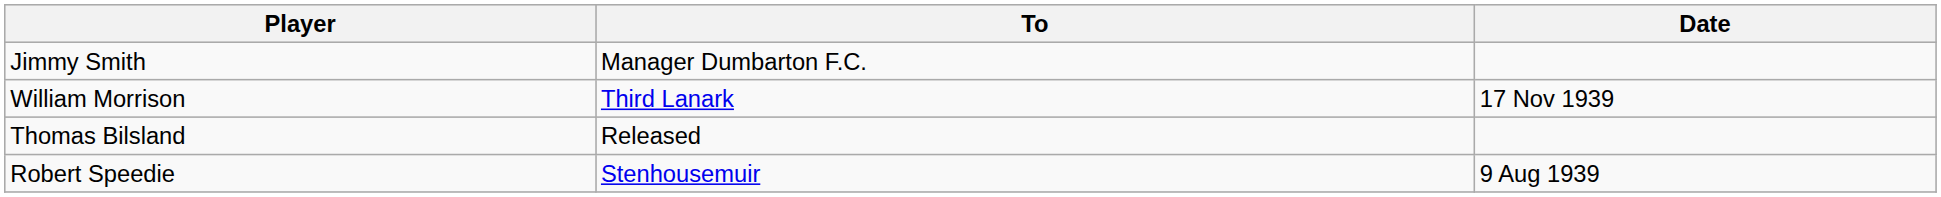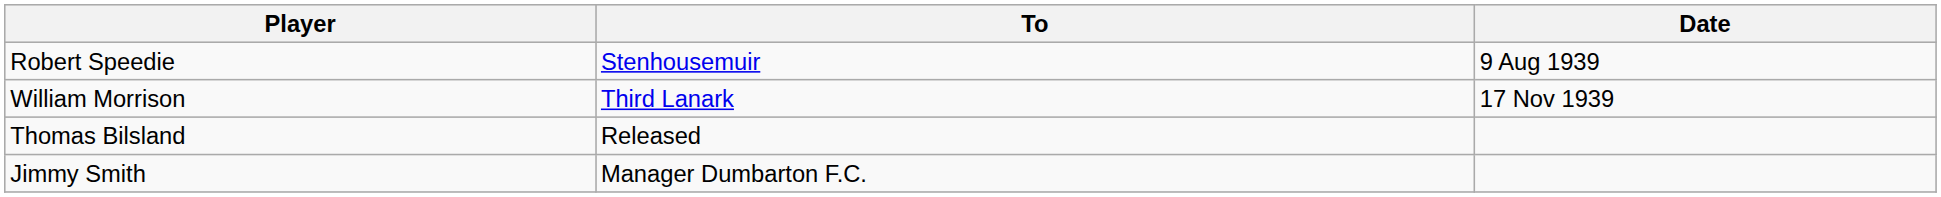rows swapped: (93, 174) <-> (78, 61)
